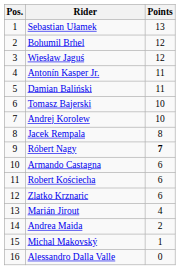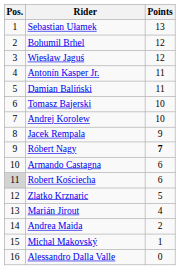(160, 134) 8 -> (160, 134) 9
(15, 180) no background -> (15, 180) lightgrey background
(160, 195) 6 -> (160, 195) 5
